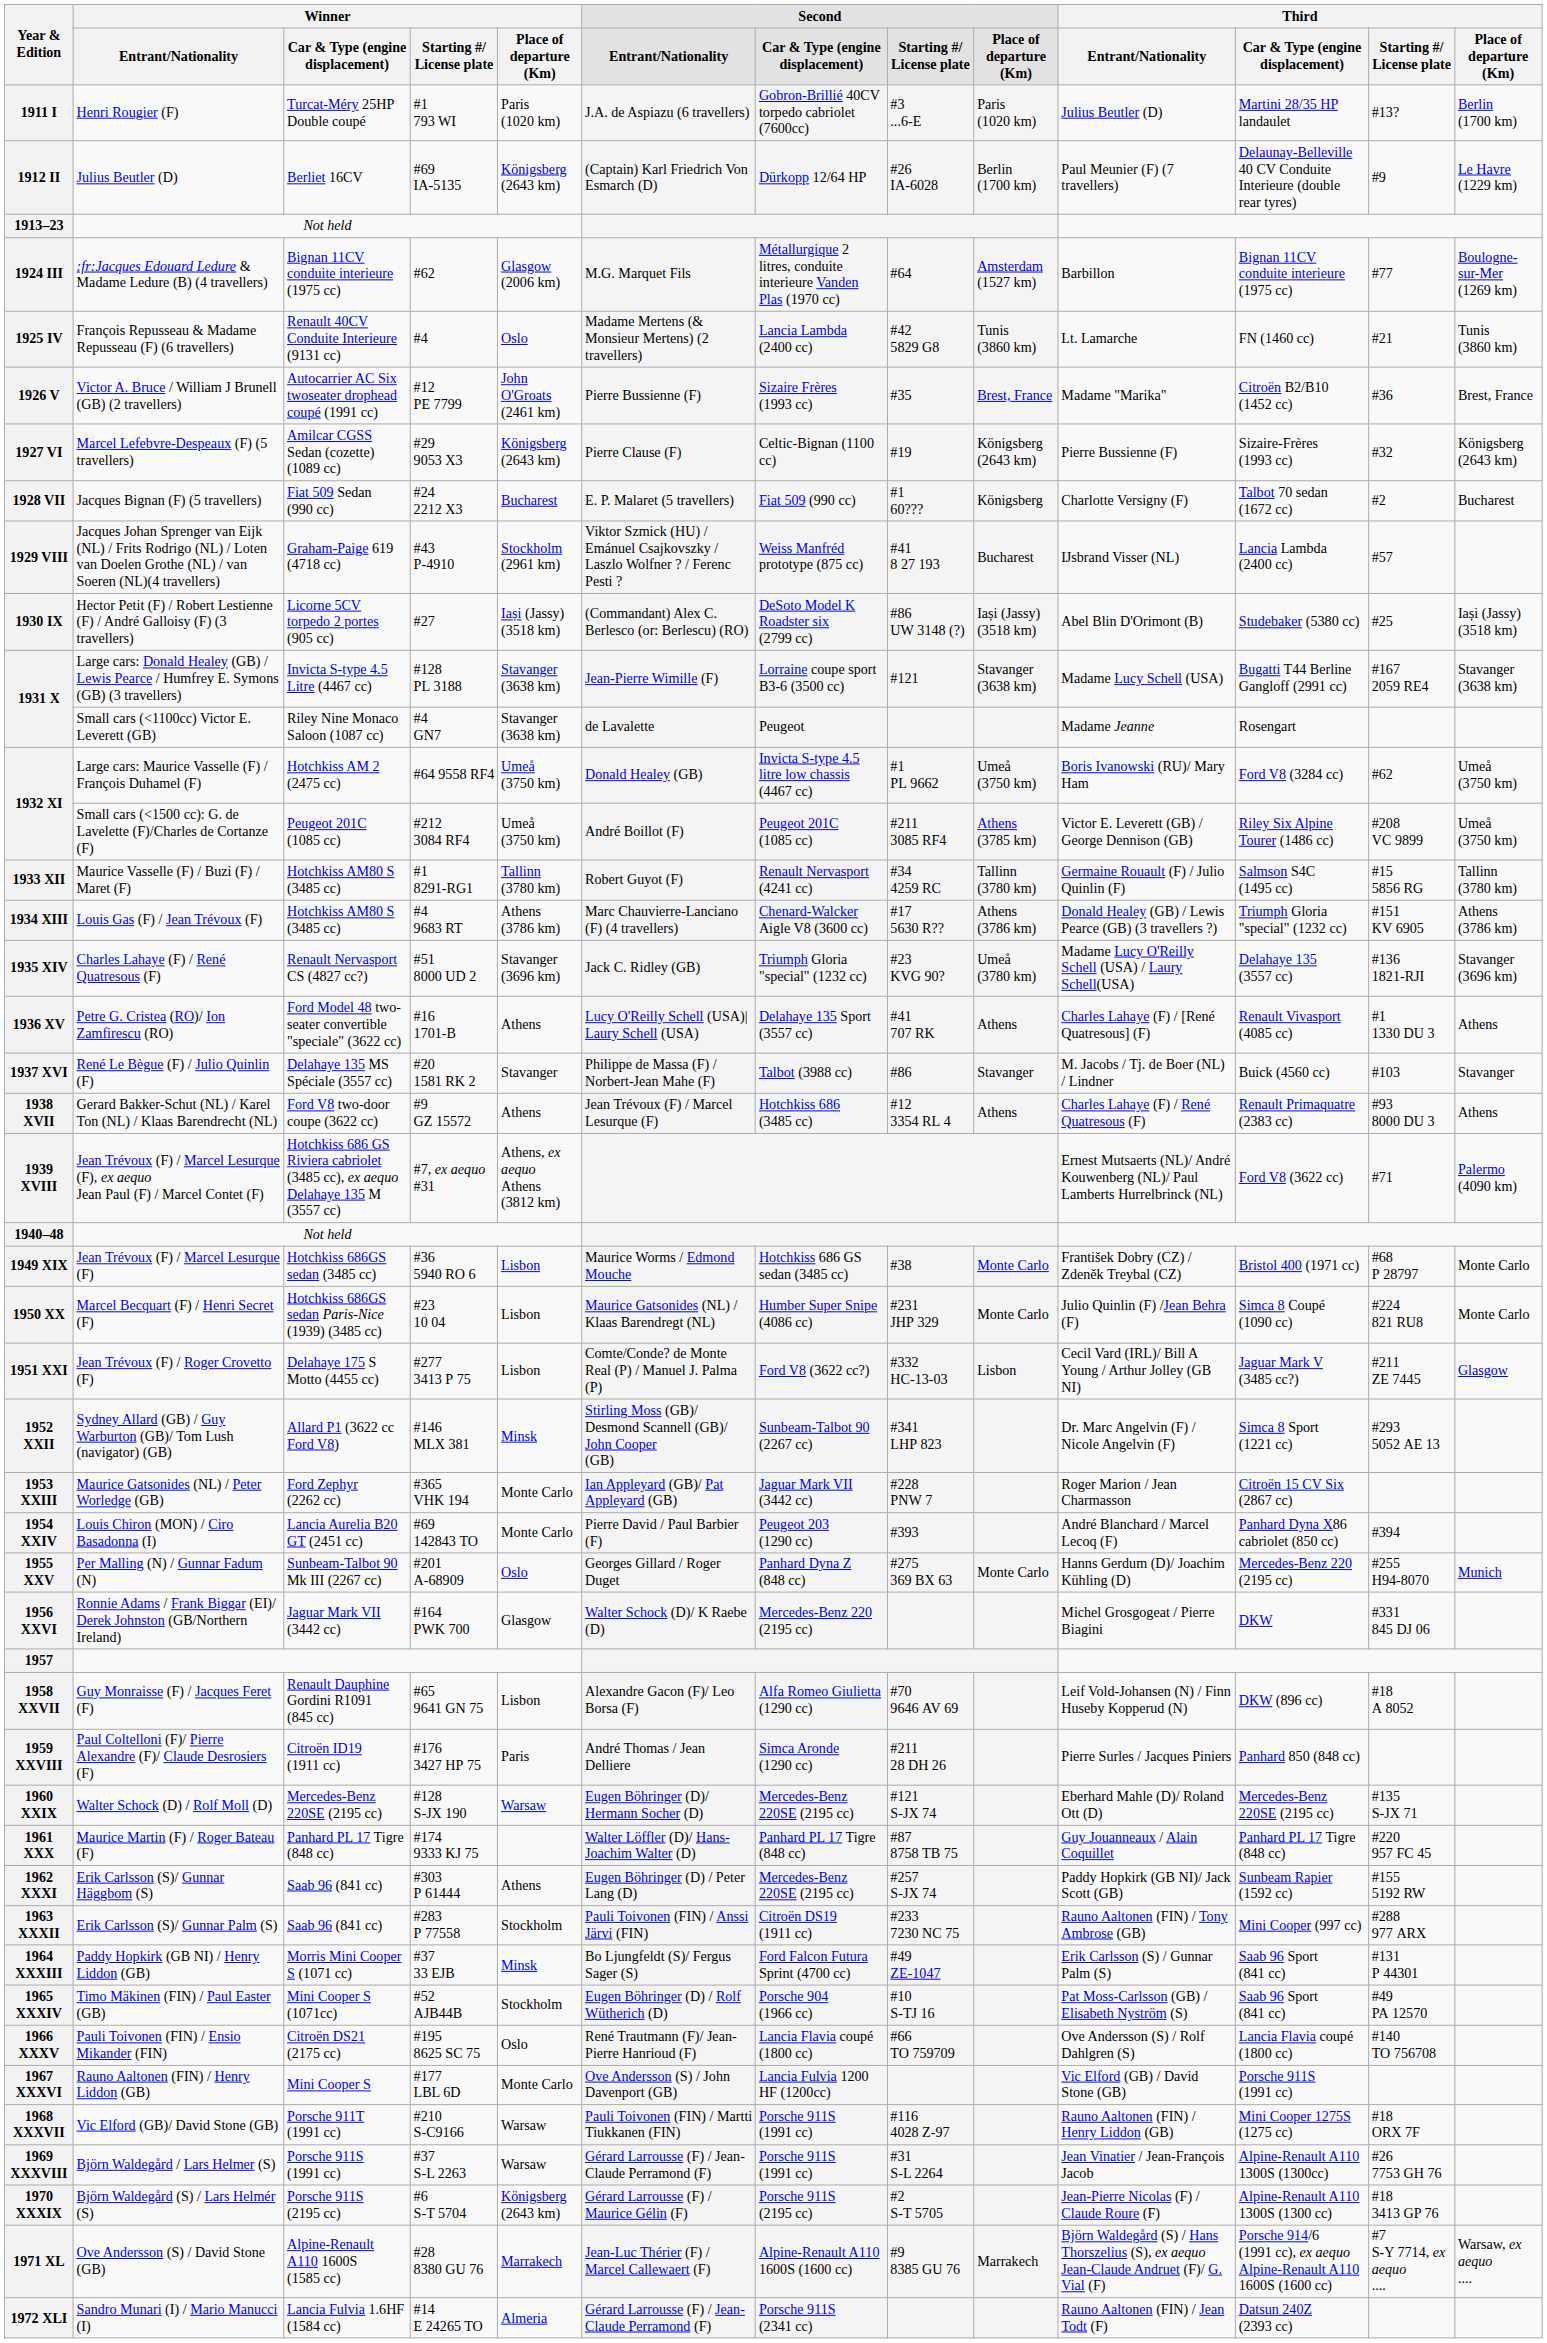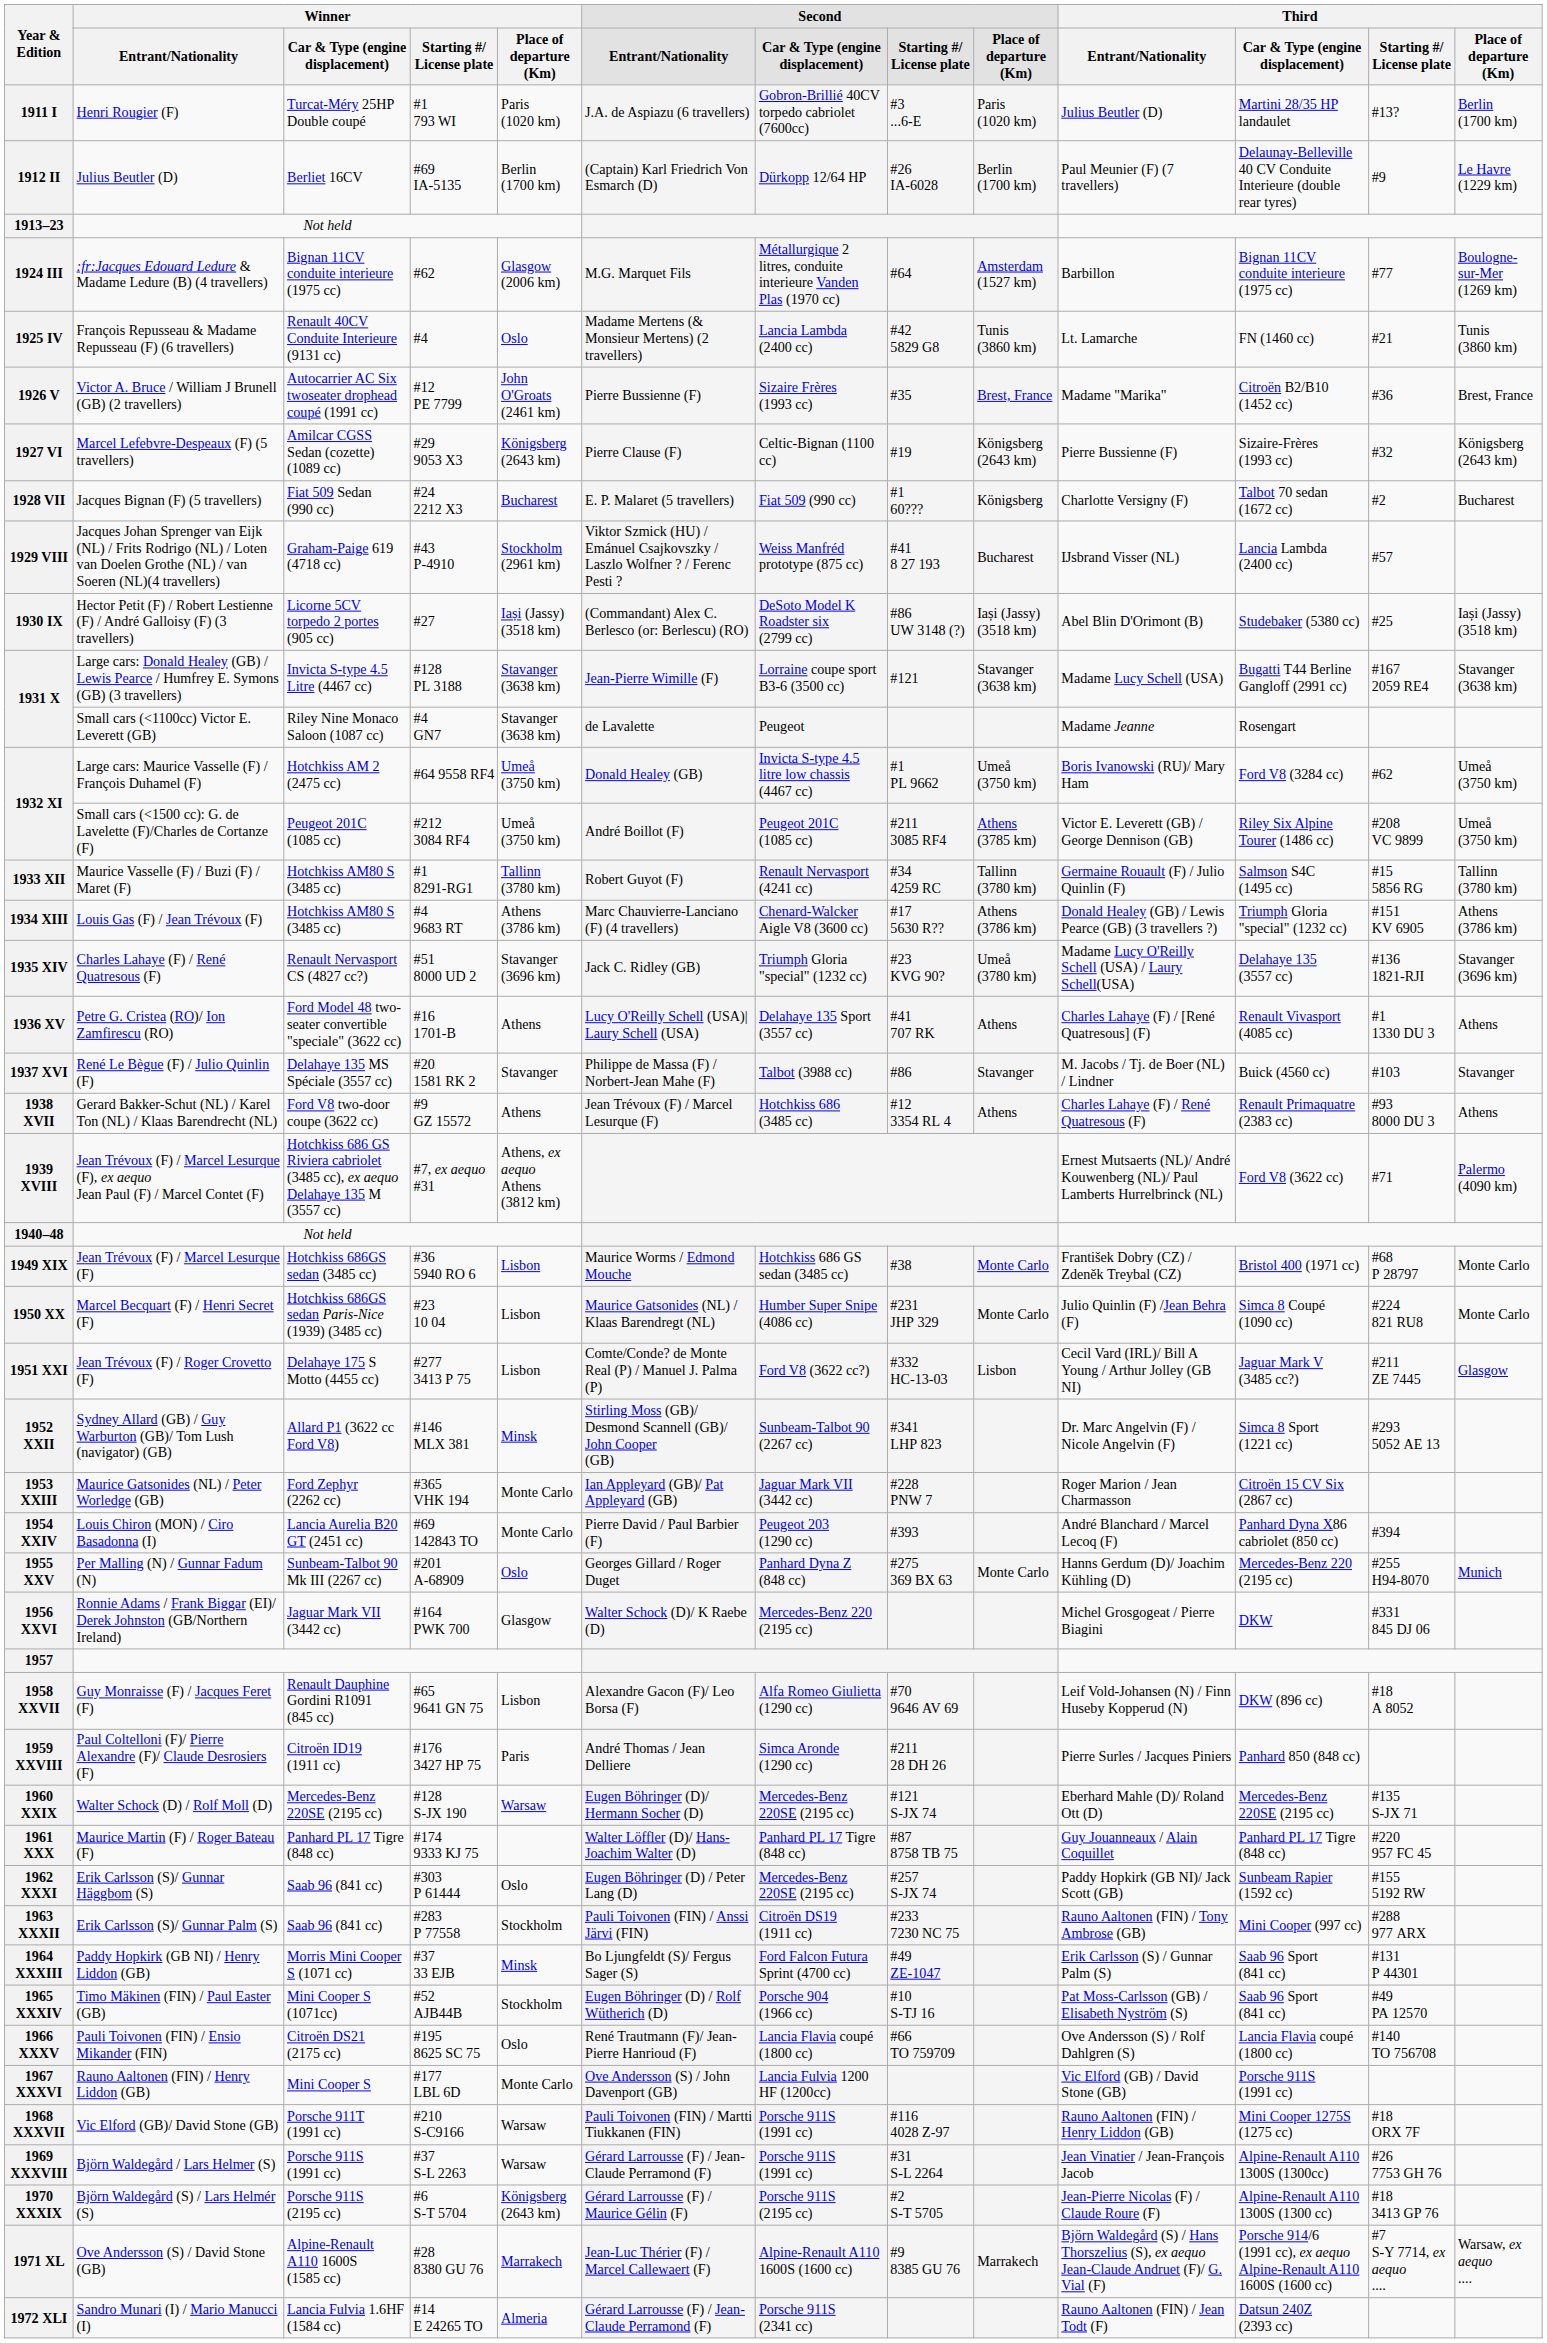(534, 177) Königsberg (2643 km) -> (531, 177) Berlin (1700 km)
(521, 1885) Athens -> (514, 1885) Oslo
